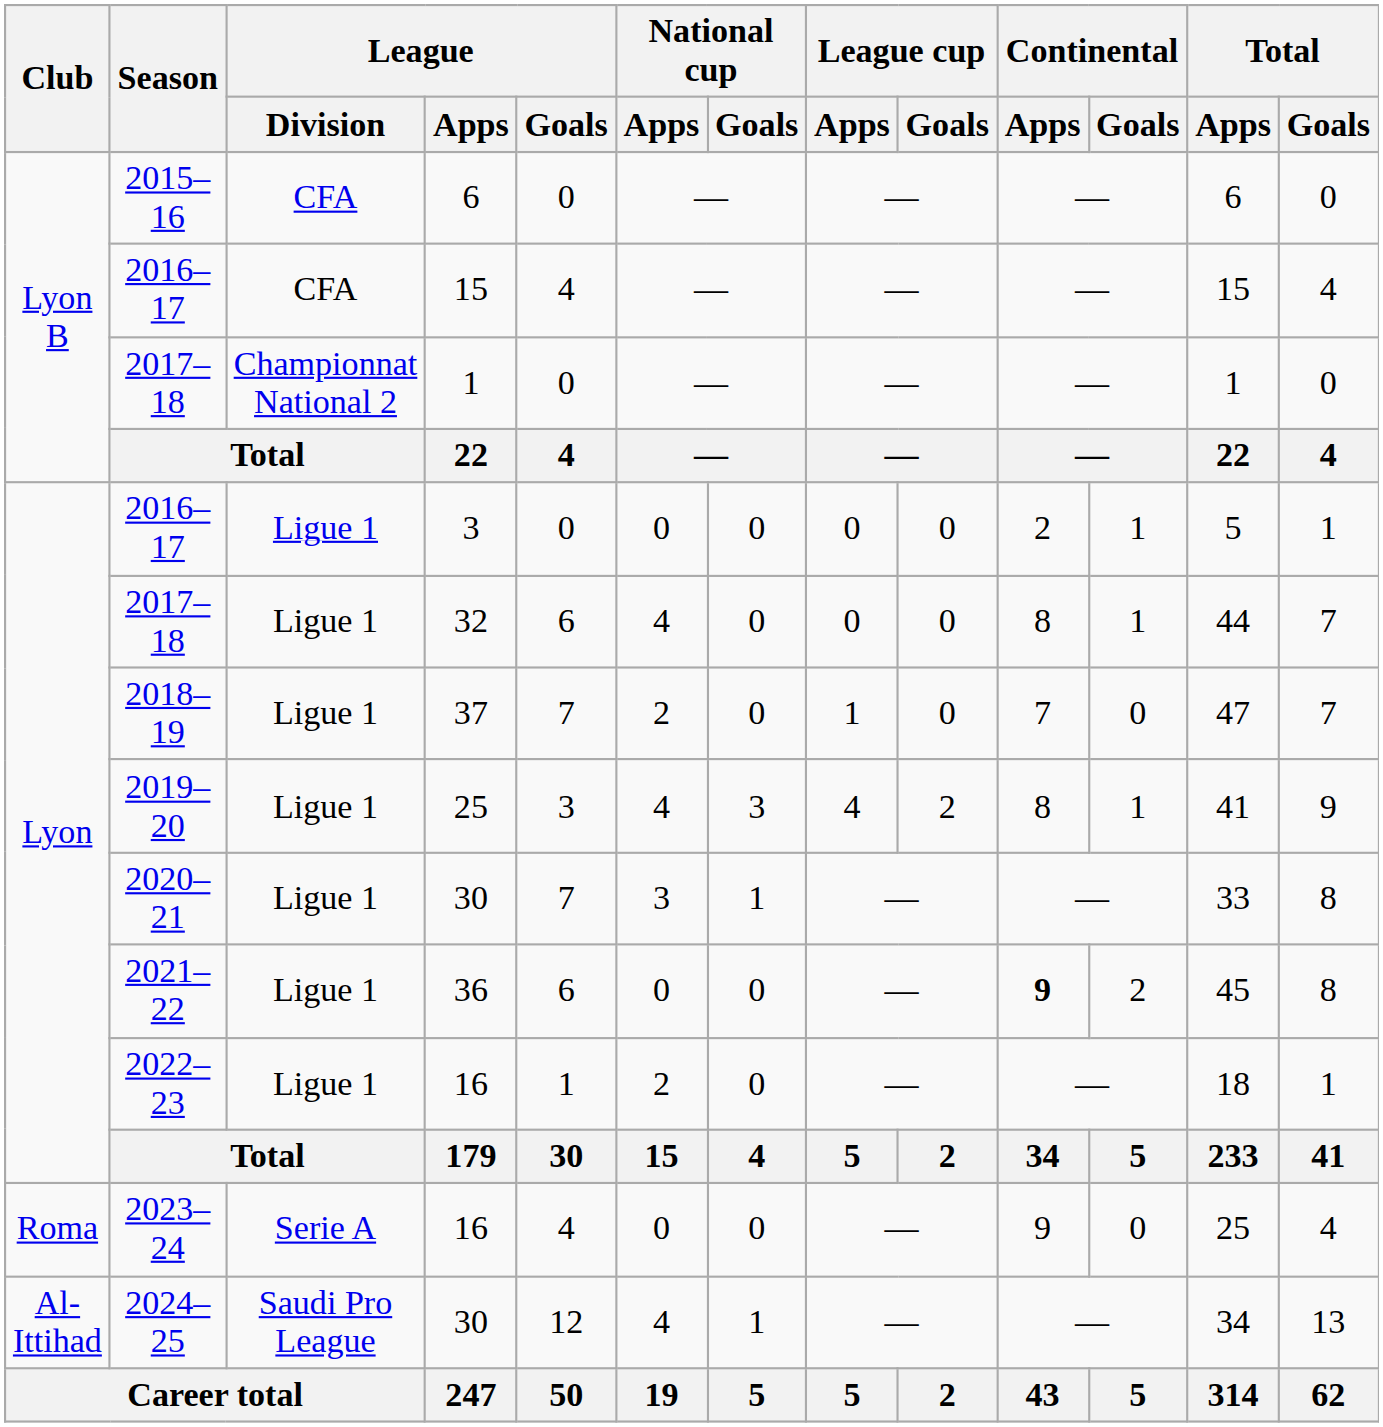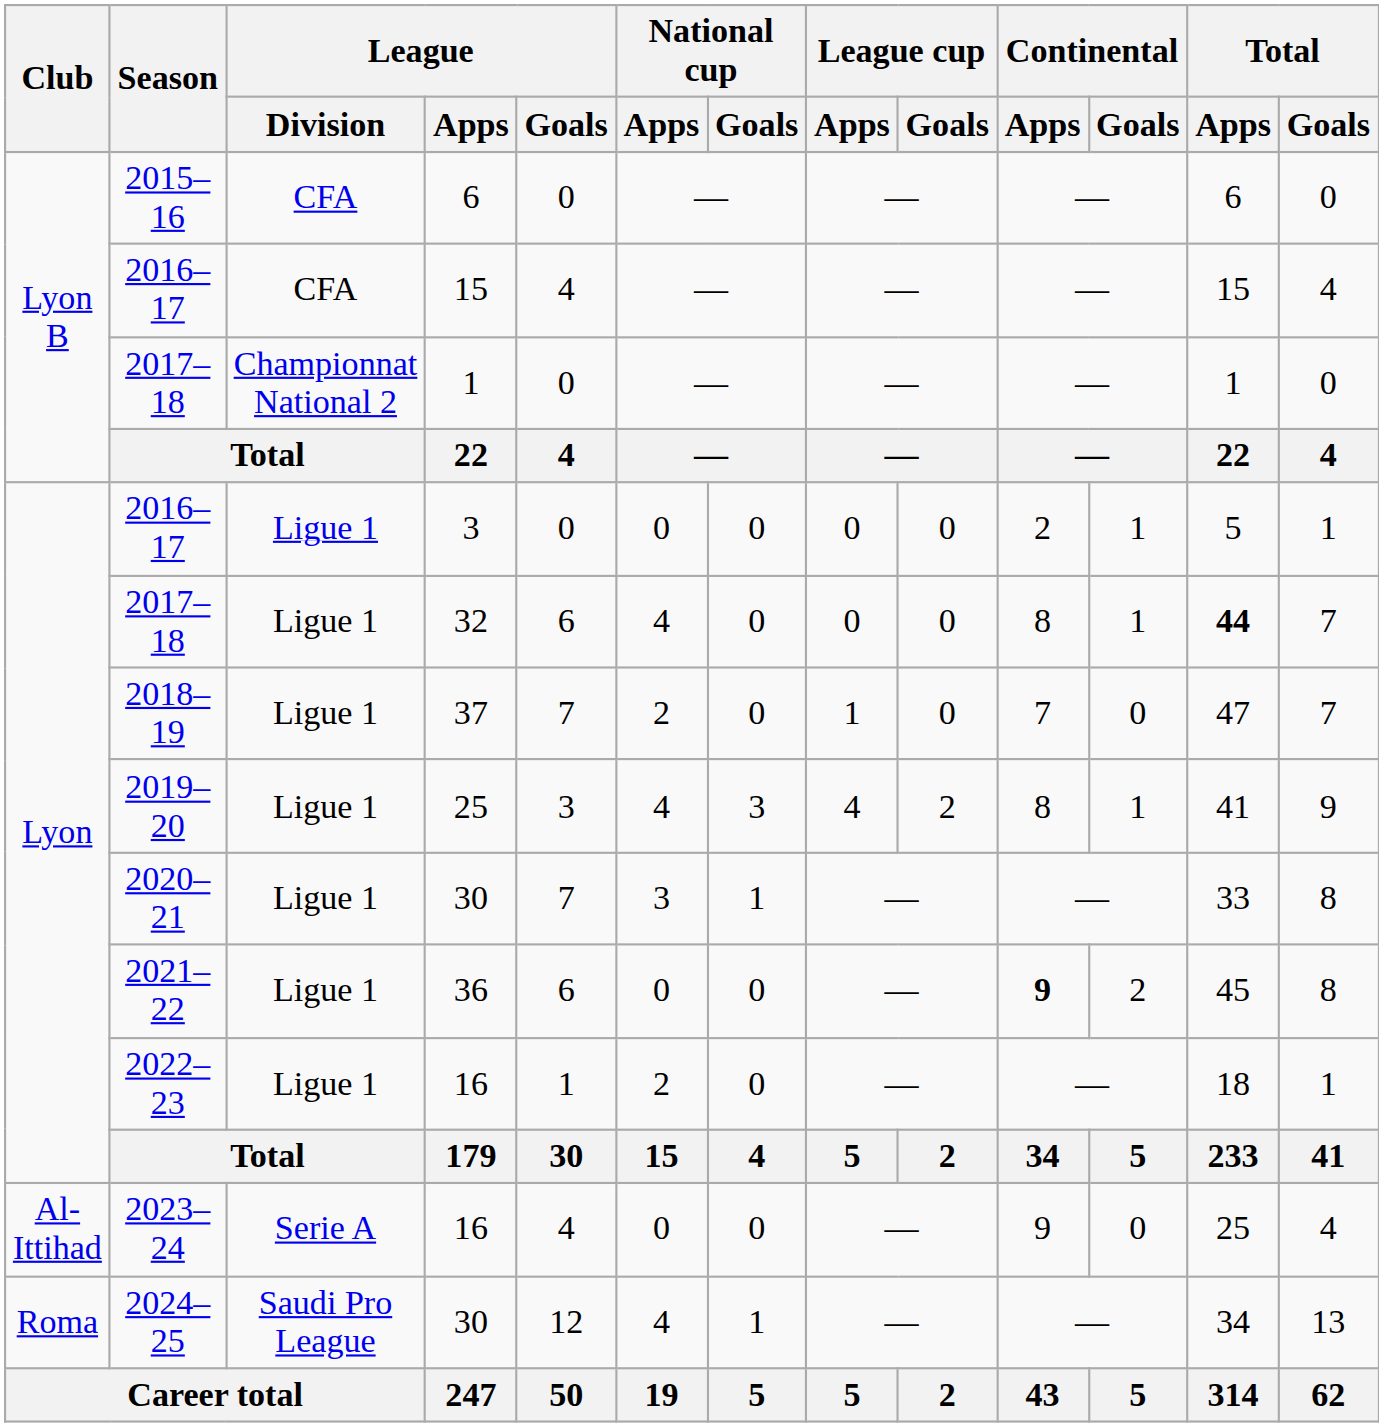(1233, 620) normal -> (1233, 620) bold
(57, 1229) Roma -> (57, 1229) Al-Ittihad
(57, 1321) Al-Ittihad -> (57, 1321) Roma
